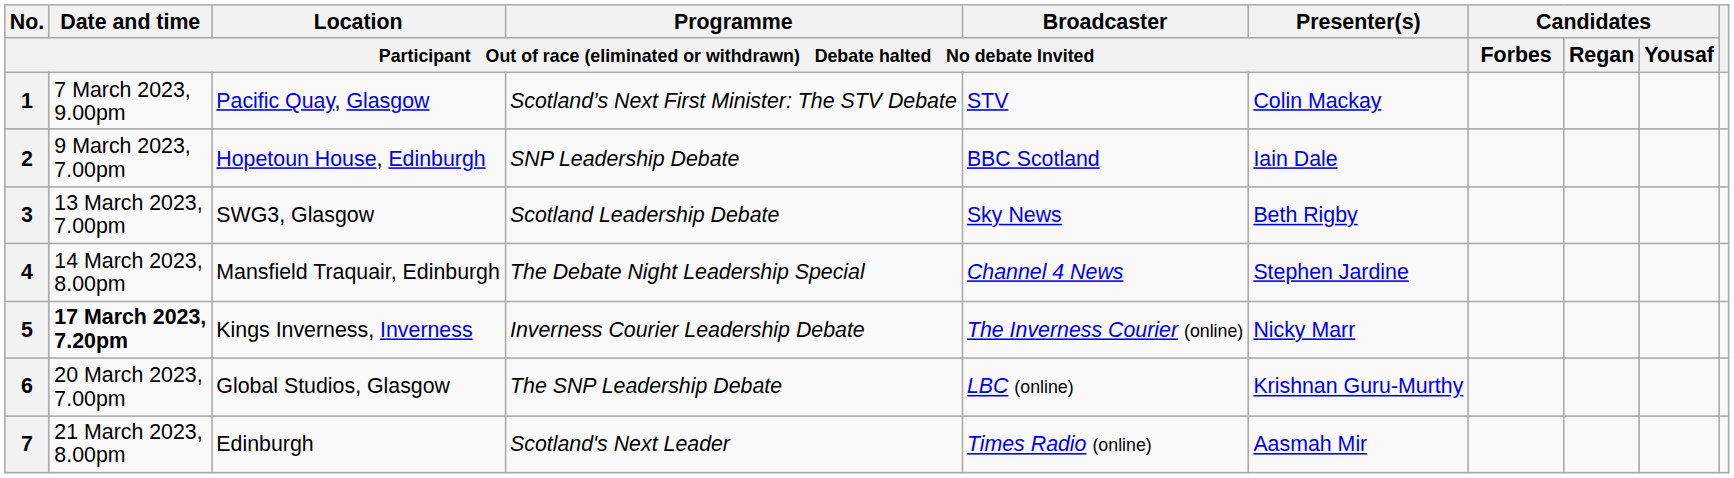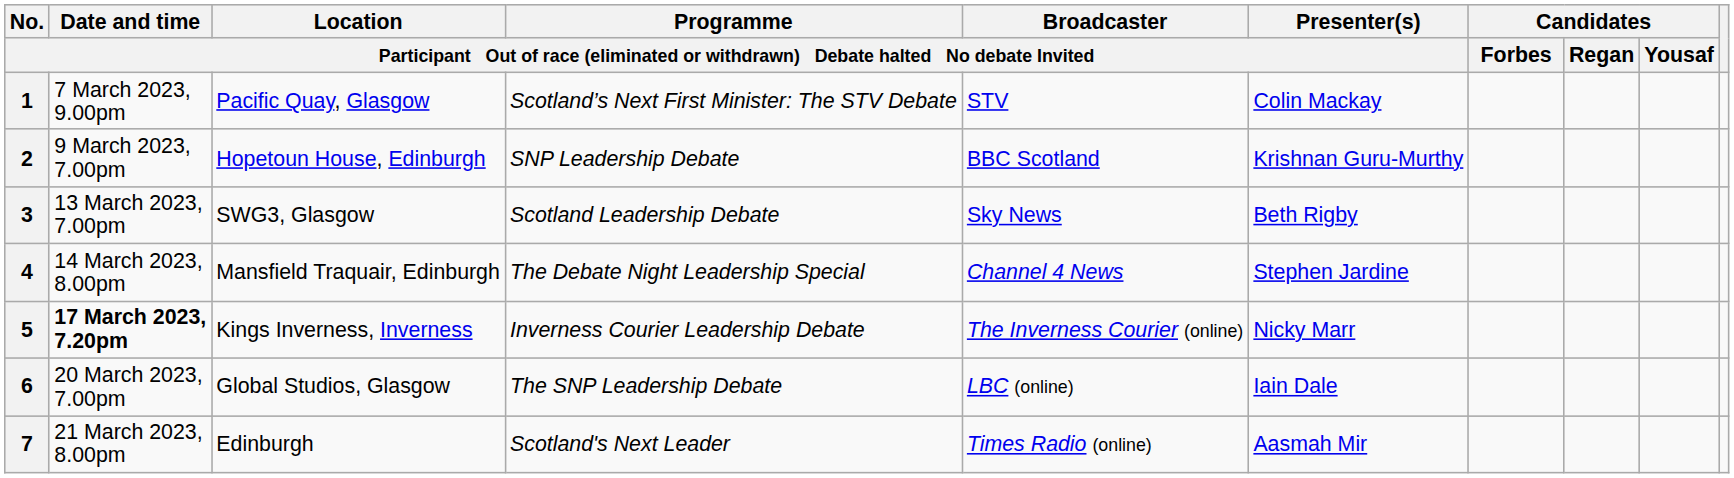(1295, 158) Iain Dale -> (1358, 158) Krishnan Guru-Murthy
(1358, 386) Krishnan Guru-Murthy -> (1295, 386) Iain Dale
